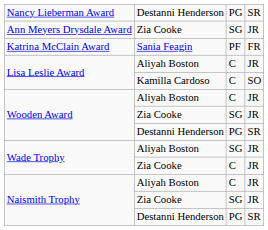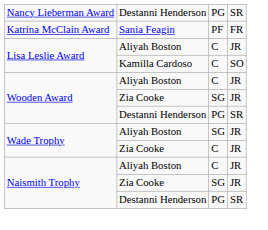- row: (69, 30)
